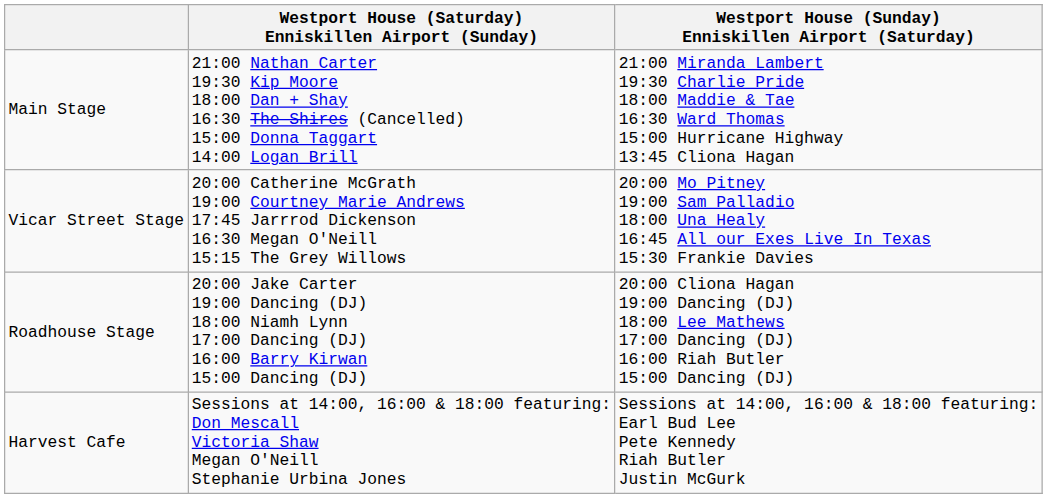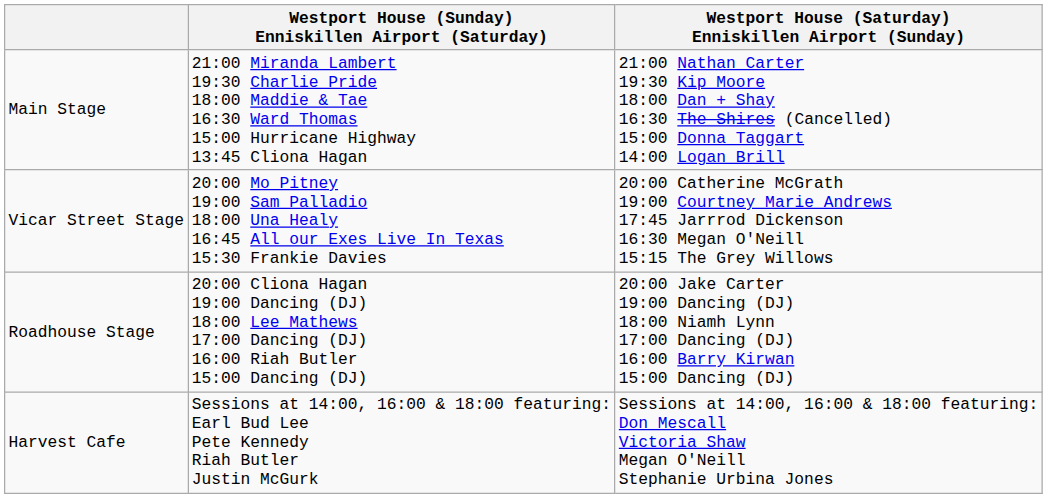columns swapped: (401, 27) <-> (829, 27)
